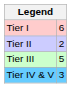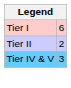- row: (20, 59)
